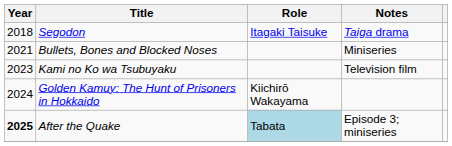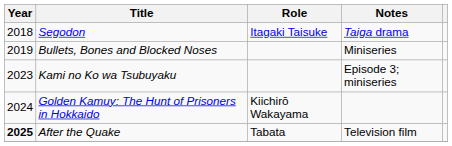(20, 50) 2021 -> (20, 50) 2019
(380, 69) Television film -> (372, 75) Episode 3; miniseries
(268, 126) lightblue background -> (268, 132) no background
(372, 126) Episode 3; miniseries -> (380, 132) Television film
